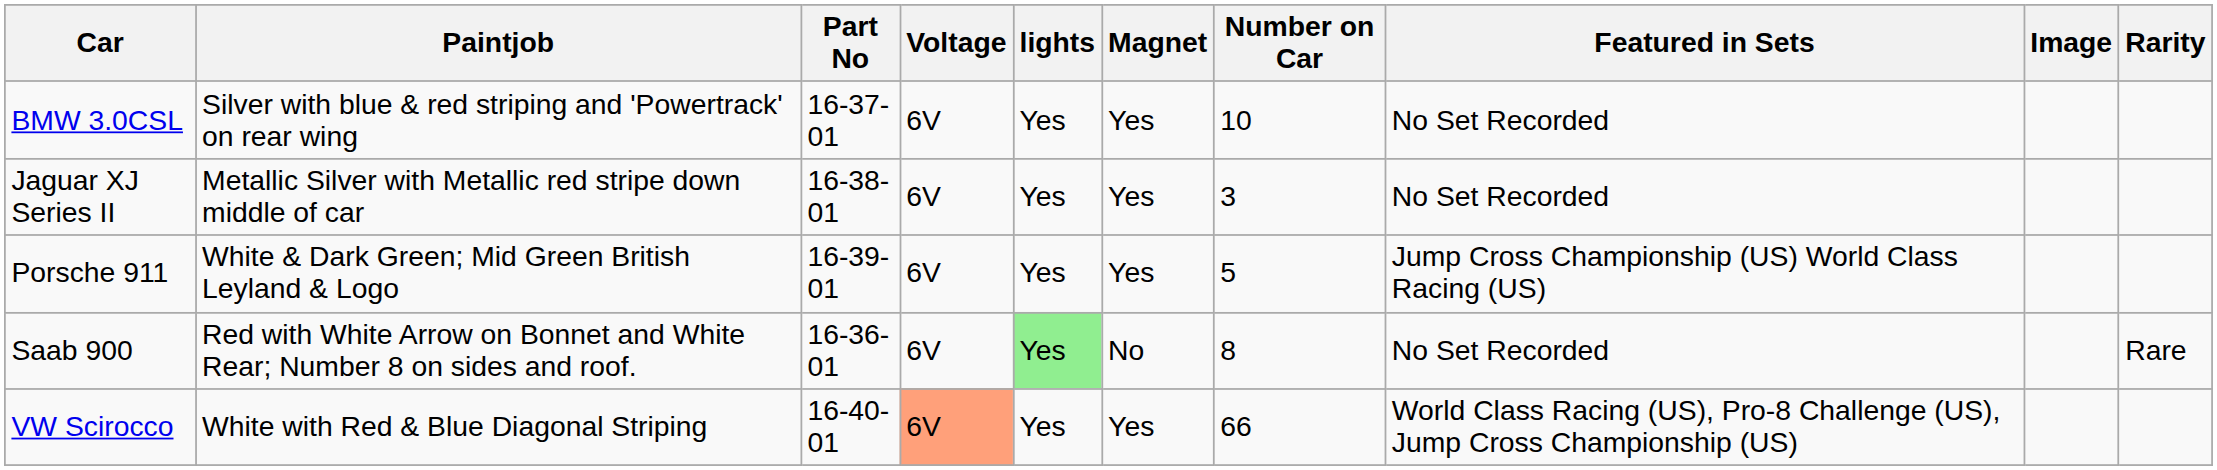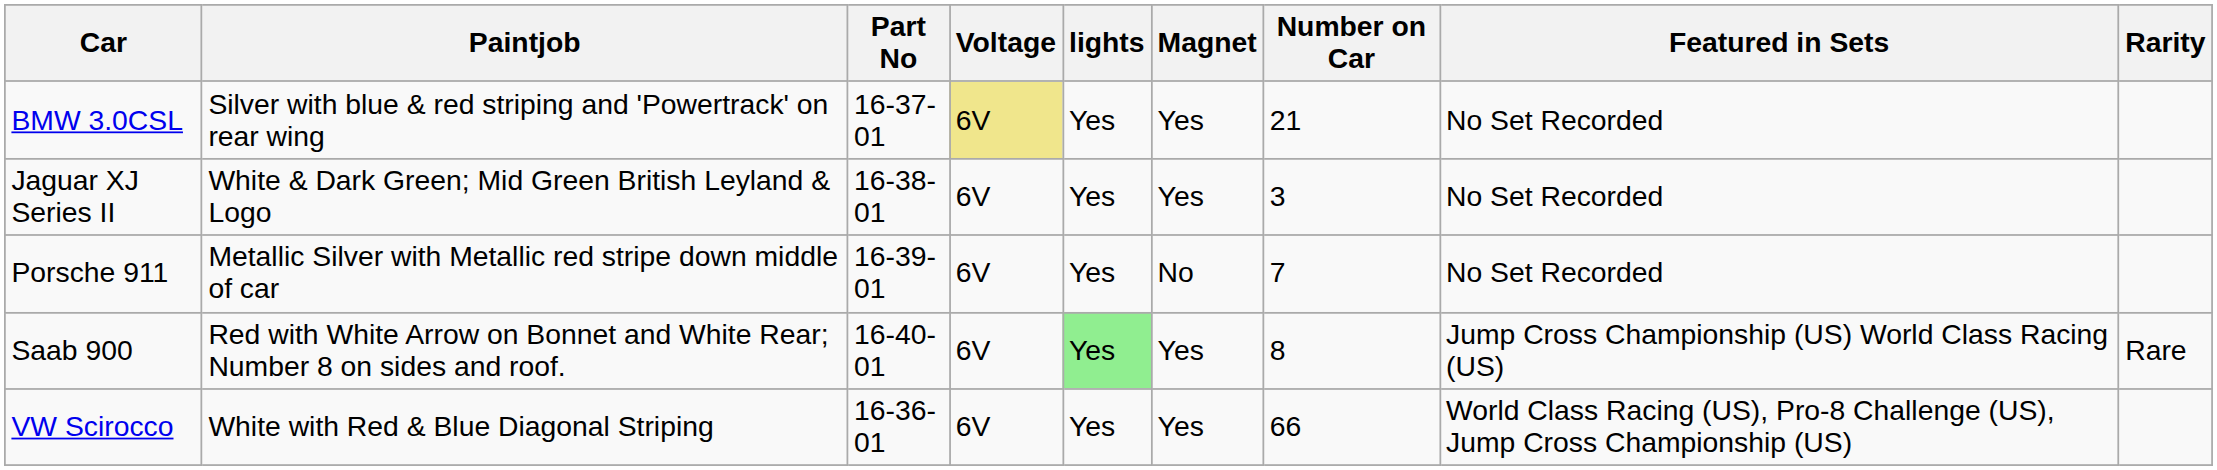- column: (2071, 42)
(924, 119) no background -> (973, 119) khaki background
(1236, 119) 10 -> (1286, 119) 21
(471, 196) Metallic Silver with Metallic red stripe down middle of car -> (519, 196) White & Dark Green; Mid Green British Leyland & Logo
(446, 273) White & Dark Green; Mid Green British Leyland & Logo -> (523, 273) Metallic Silver with Metallic red stripe down middle of car
(1131, 273) Yes -> (1176, 273) No
(1228, 273) 5 -> (1278, 273) 7
(1675, 273) Jump Cross Championship (US) World Class Racing (US) -> (1555, 273) No Set Recorded
(848, 349) 16-36-01 -> (895, 349) 16-40-01
(1126, 349) No -> (1181, 349) Yes
(1500, 349) No Set Recorded -> (1777, 349) Jump Cross Championship (US) World Class Racing (US)
(848, 426) 16-40-01 -> (895, 426) 16-36-01
(924, 426) lightsalmon background -> (973, 426) no background
